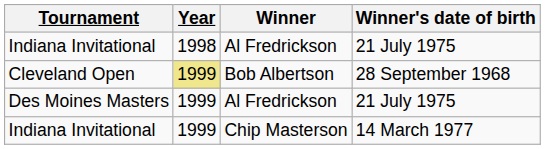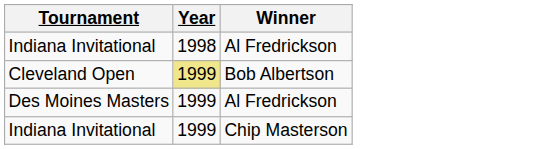- column: (446, 18)
